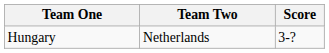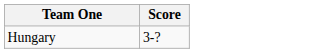- column: (207, 15)
